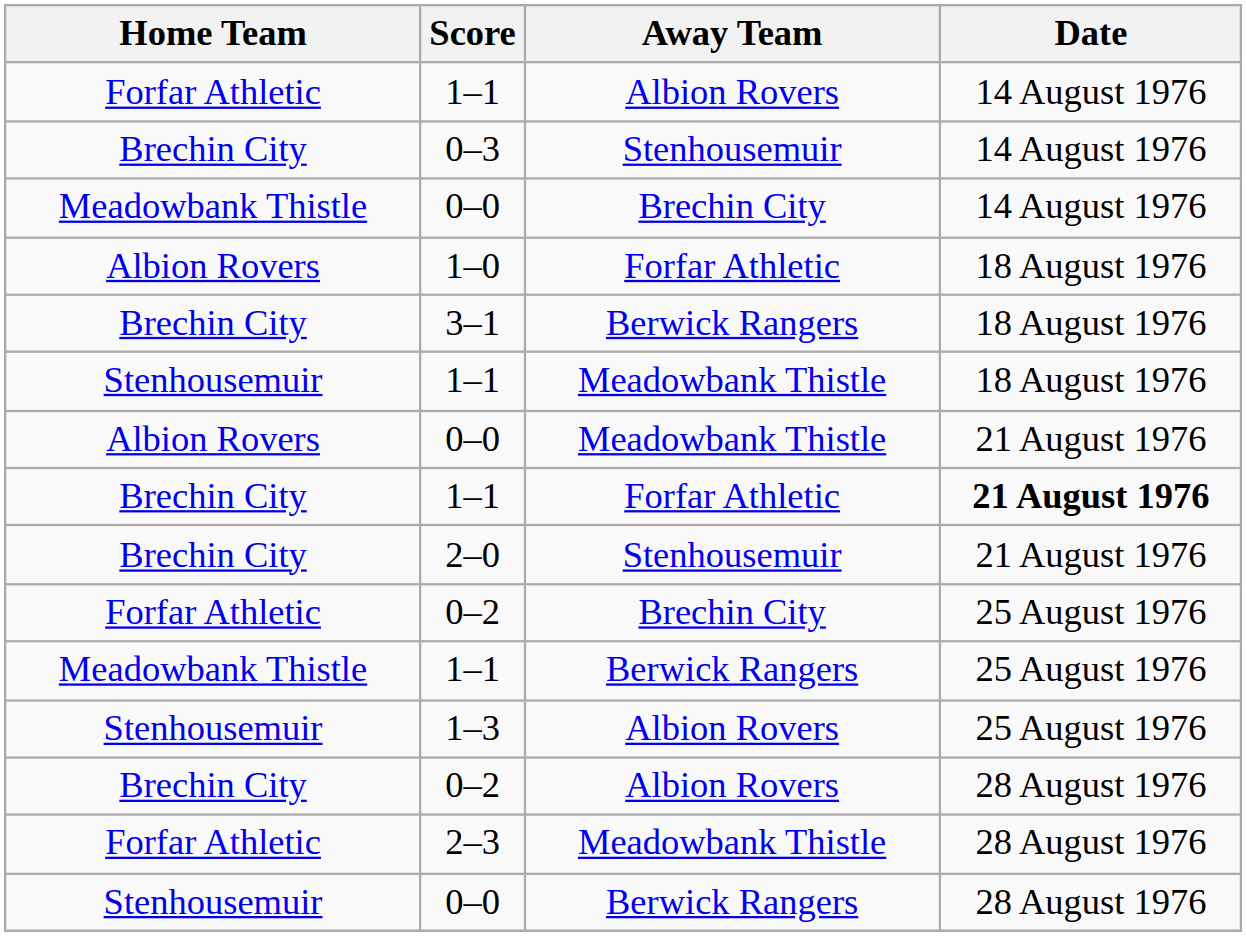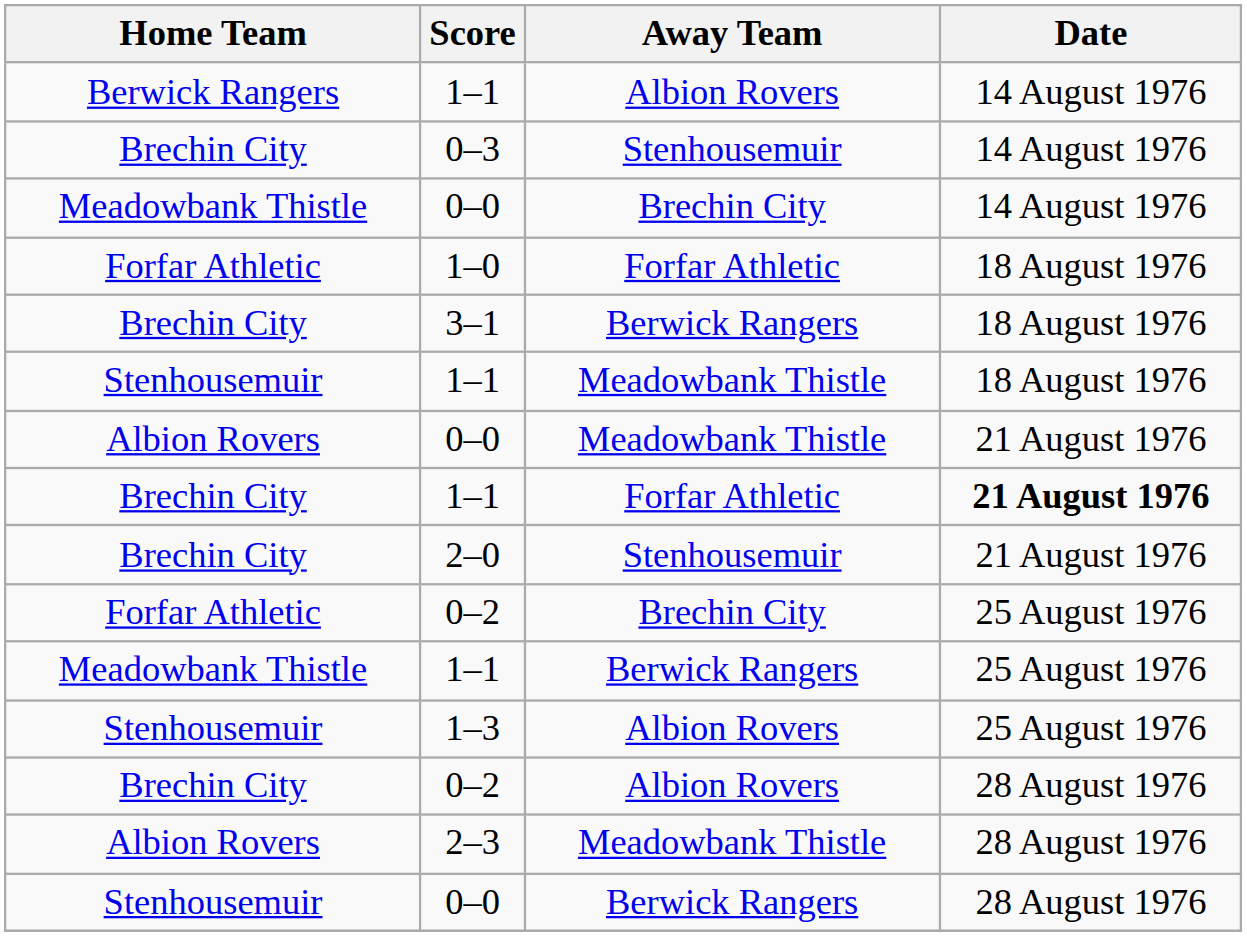(213, 91) Forfar Athletic -> (213, 91) Berwick Rangers
(213, 264) Albion Rovers -> (213, 264) Forfar Athletic
(213, 843) Forfar Athletic -> (213, 843) Albion Rovers
